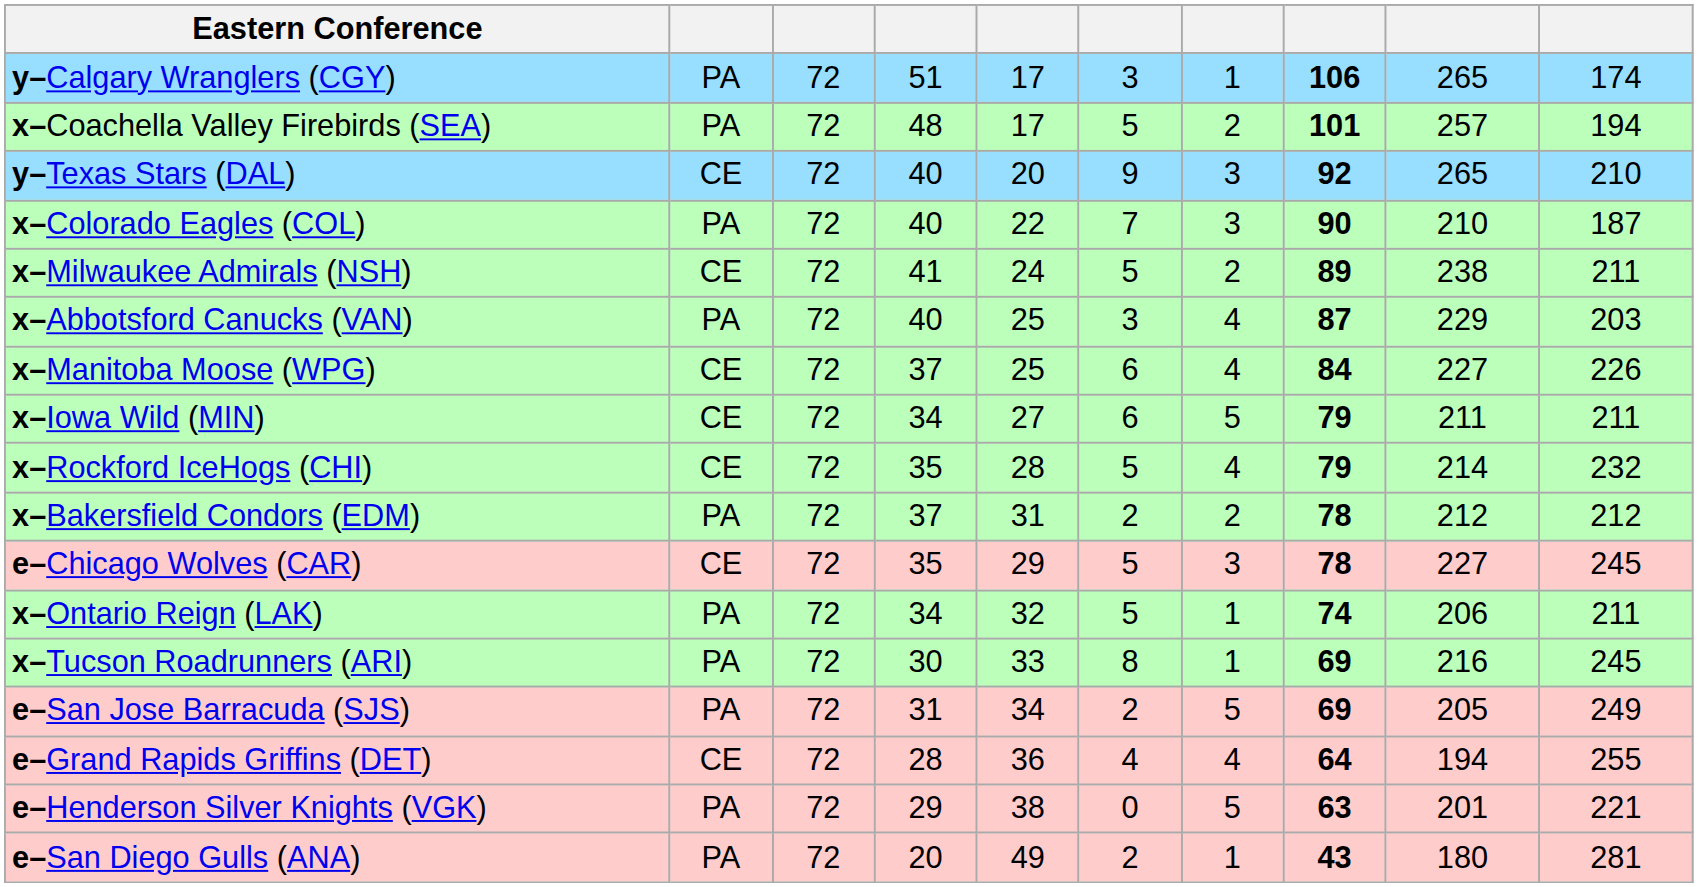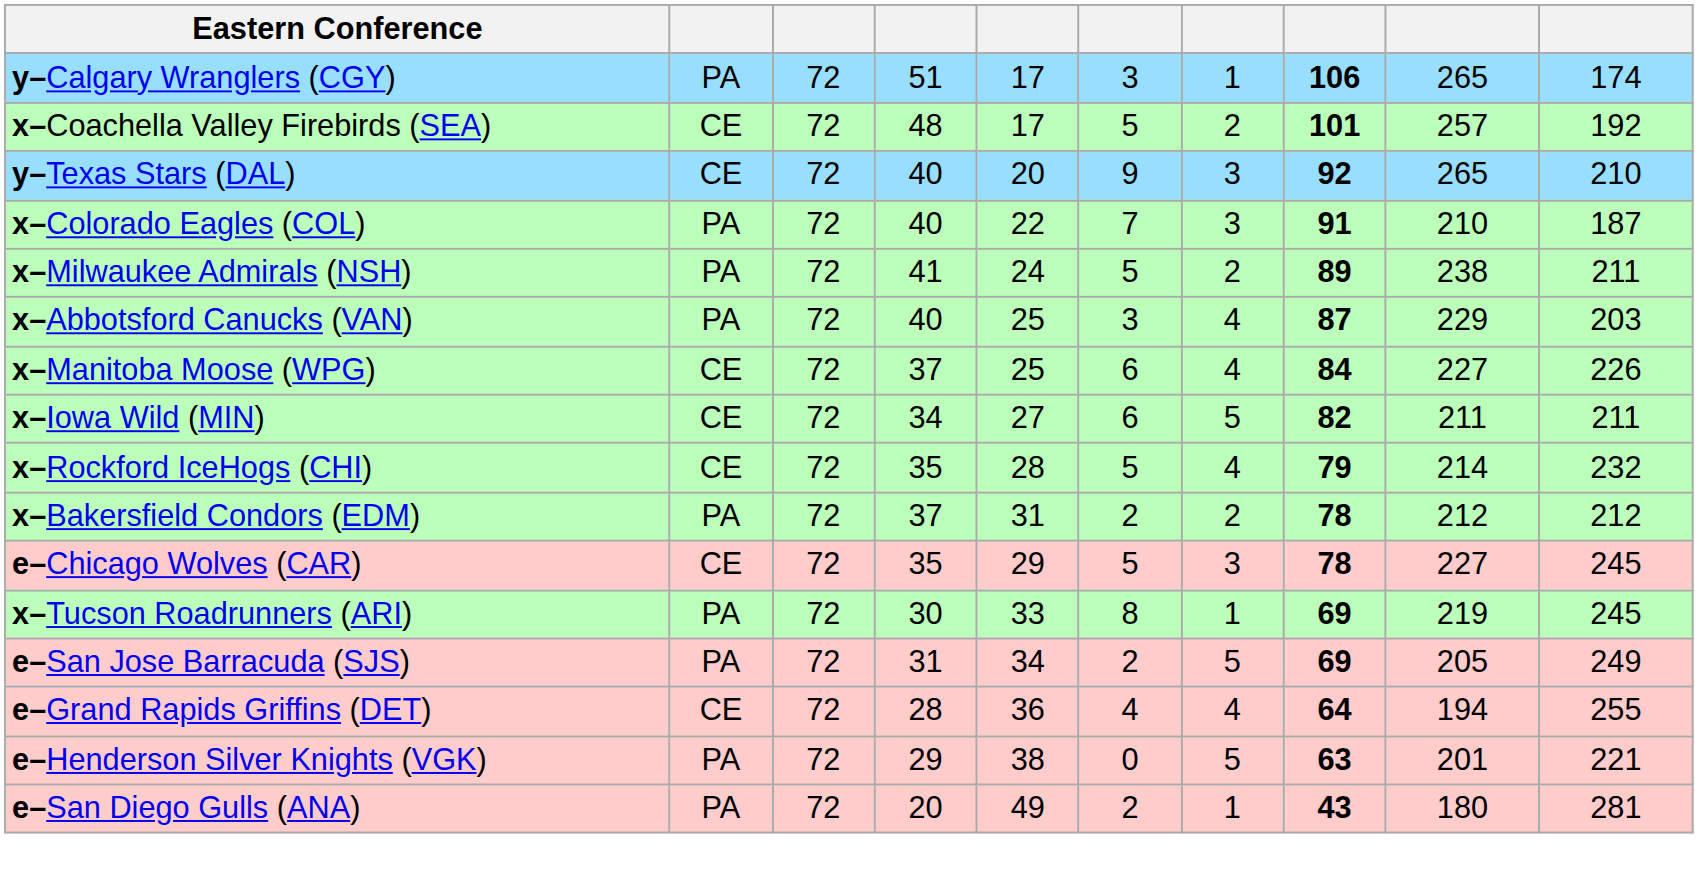(721, 126) PA -> (721, 126) CE
(1616, 126) 194 -> (1616, 126) 192
(1335, 223) 90 -> (1335, 223) 91
(721, 272) CE -> (721, 272) PA
(1335, 418) 79 -> (1335, 418) 82
- row: (167, 613)
(1462, 662) 216 -> (1462, 613) 219
